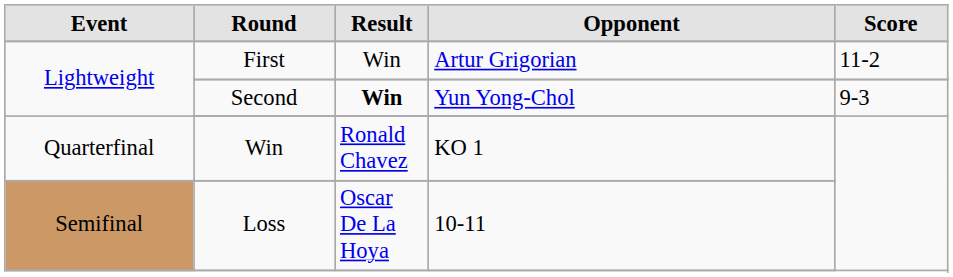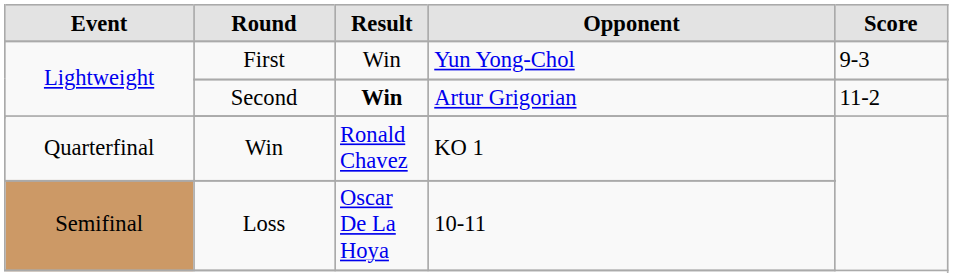(505, 59) Artur Grigorian -> (504, 59) Yun Yong-Chol
(860, 59) 11-2 -> (855, 59) 9-3
(504, 97) Yun Yong-Chol -> (505, 97) Artur Grigorian
(855, 97) 9-3 -> (860, 97) 11-2
